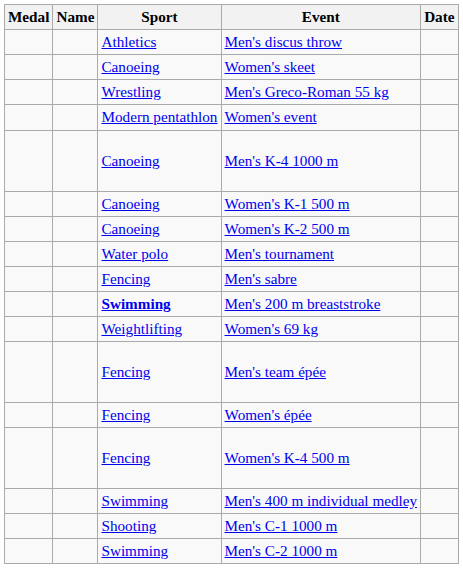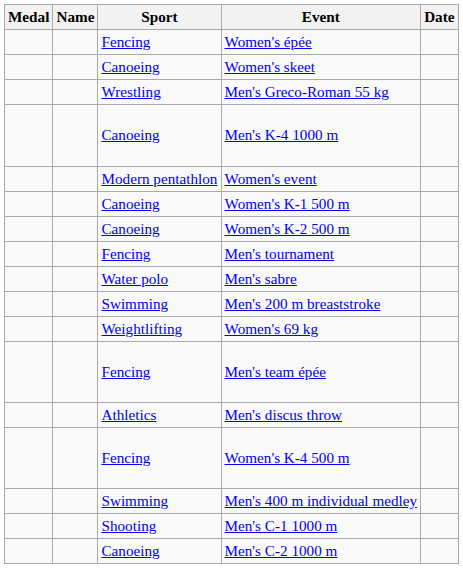rows swapped: (268, 415) <-> (283, 42)
rows swapped: (281, 160) <-> (271, 117)
(135, 253) Water polo -> (126, 253) Fencing
(126, 278) Fencing -> (135, 278) Water polo
(136, 303) bold -> (135, 303) normal
(135, 551) Swimming -> (131, 551) Canoeing
